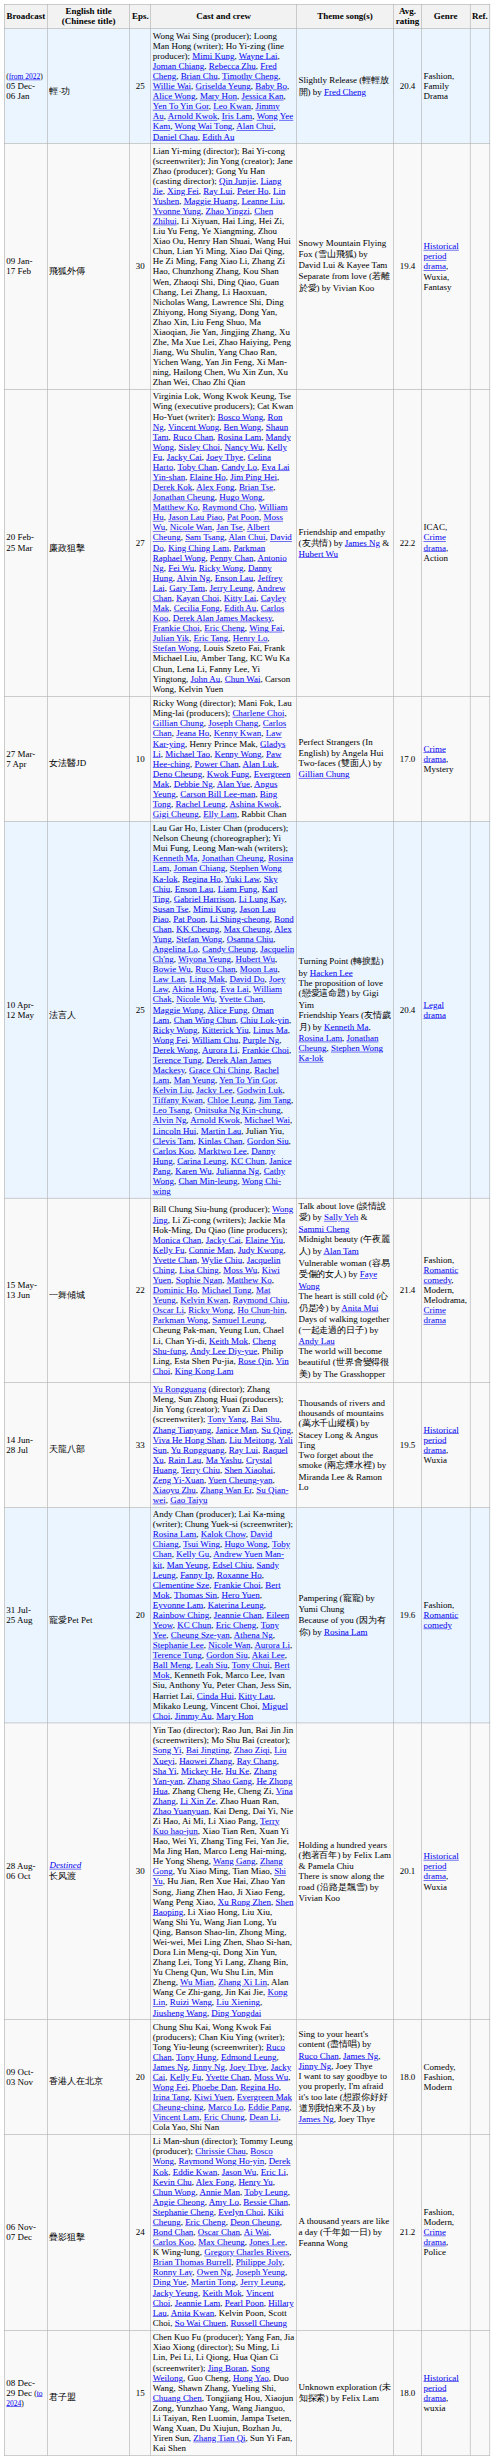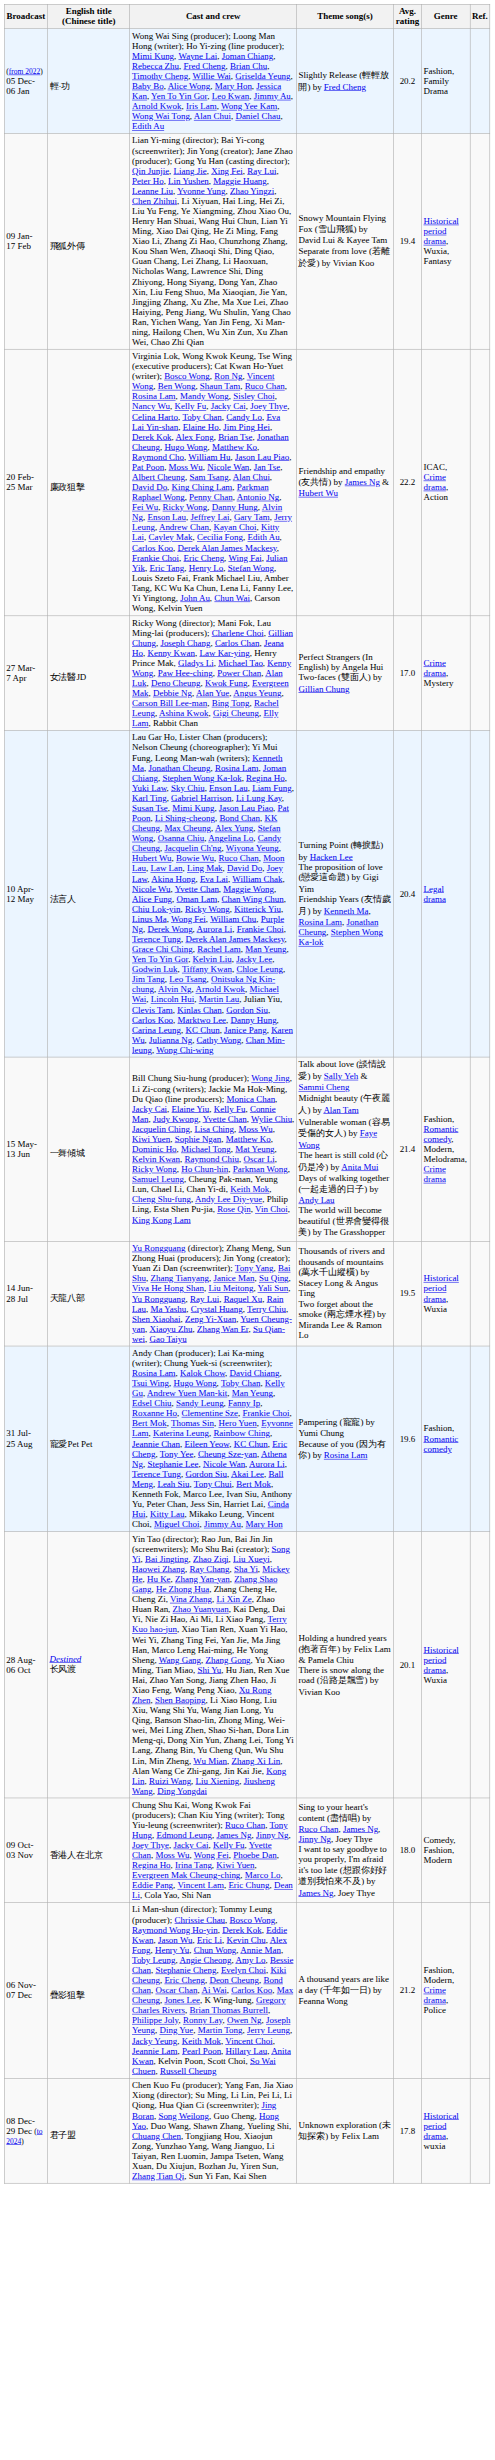- column: (140, 16)
(408, 86) 20.4 -> (407, 81) 20.2
(408, 2393) 18.0 -> (407, 2130) 17.8
